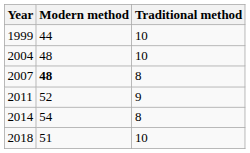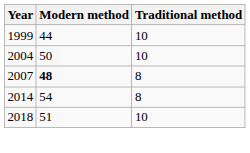(46, 55) 48 -> (46, 55) 50
- row: (20, 96)
